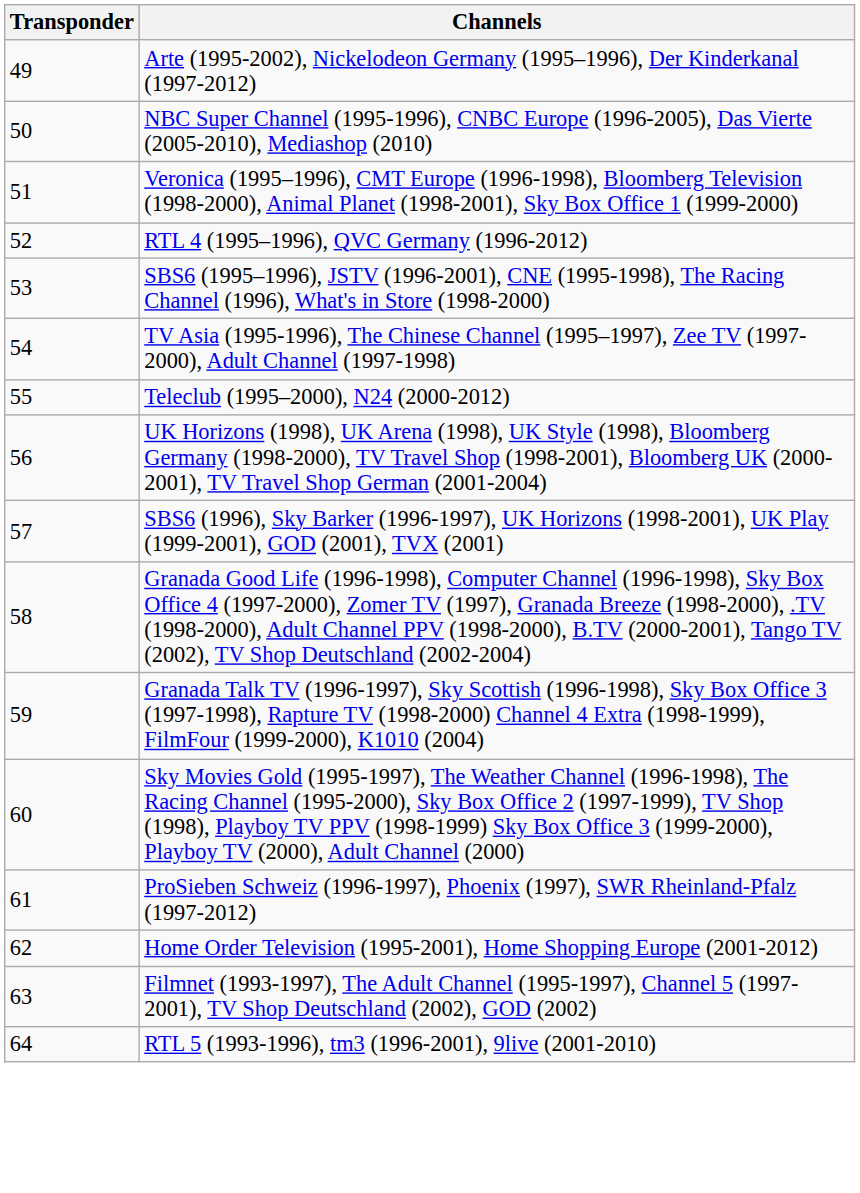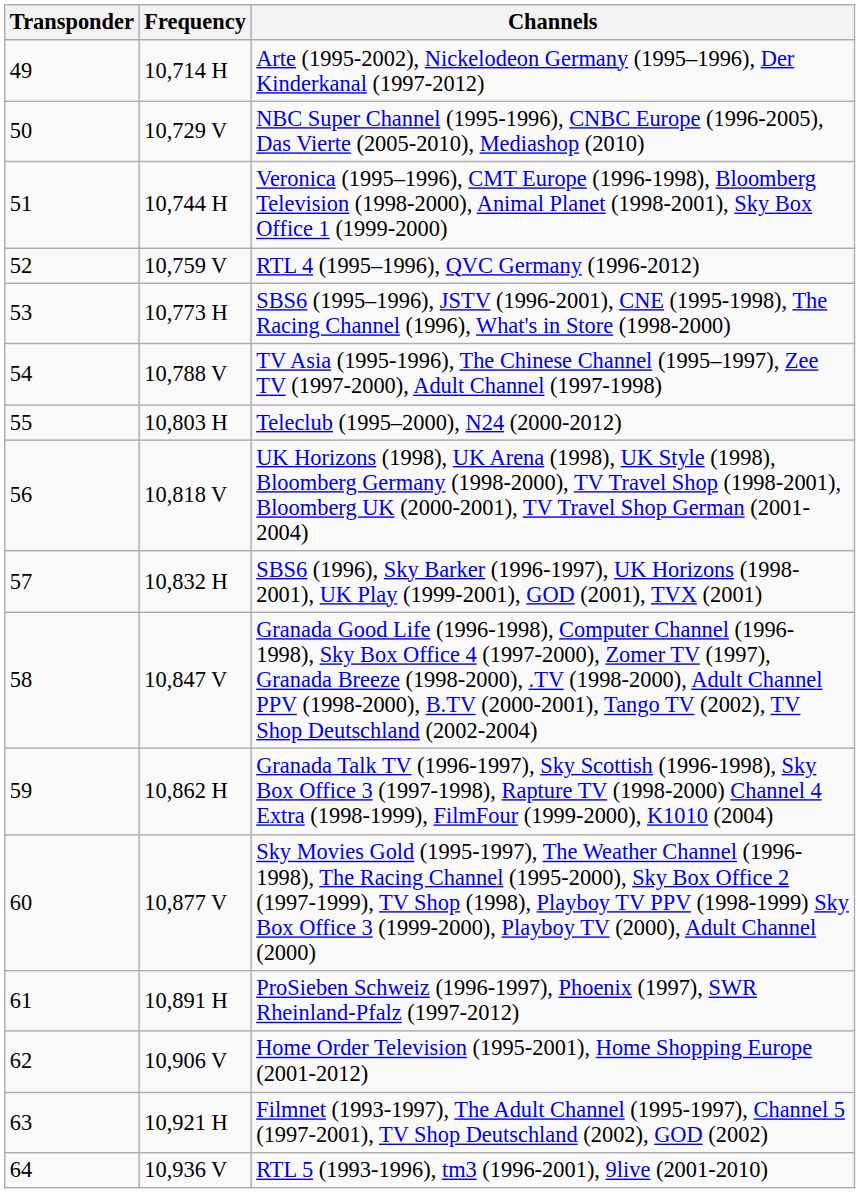+ column: (195, 22)
